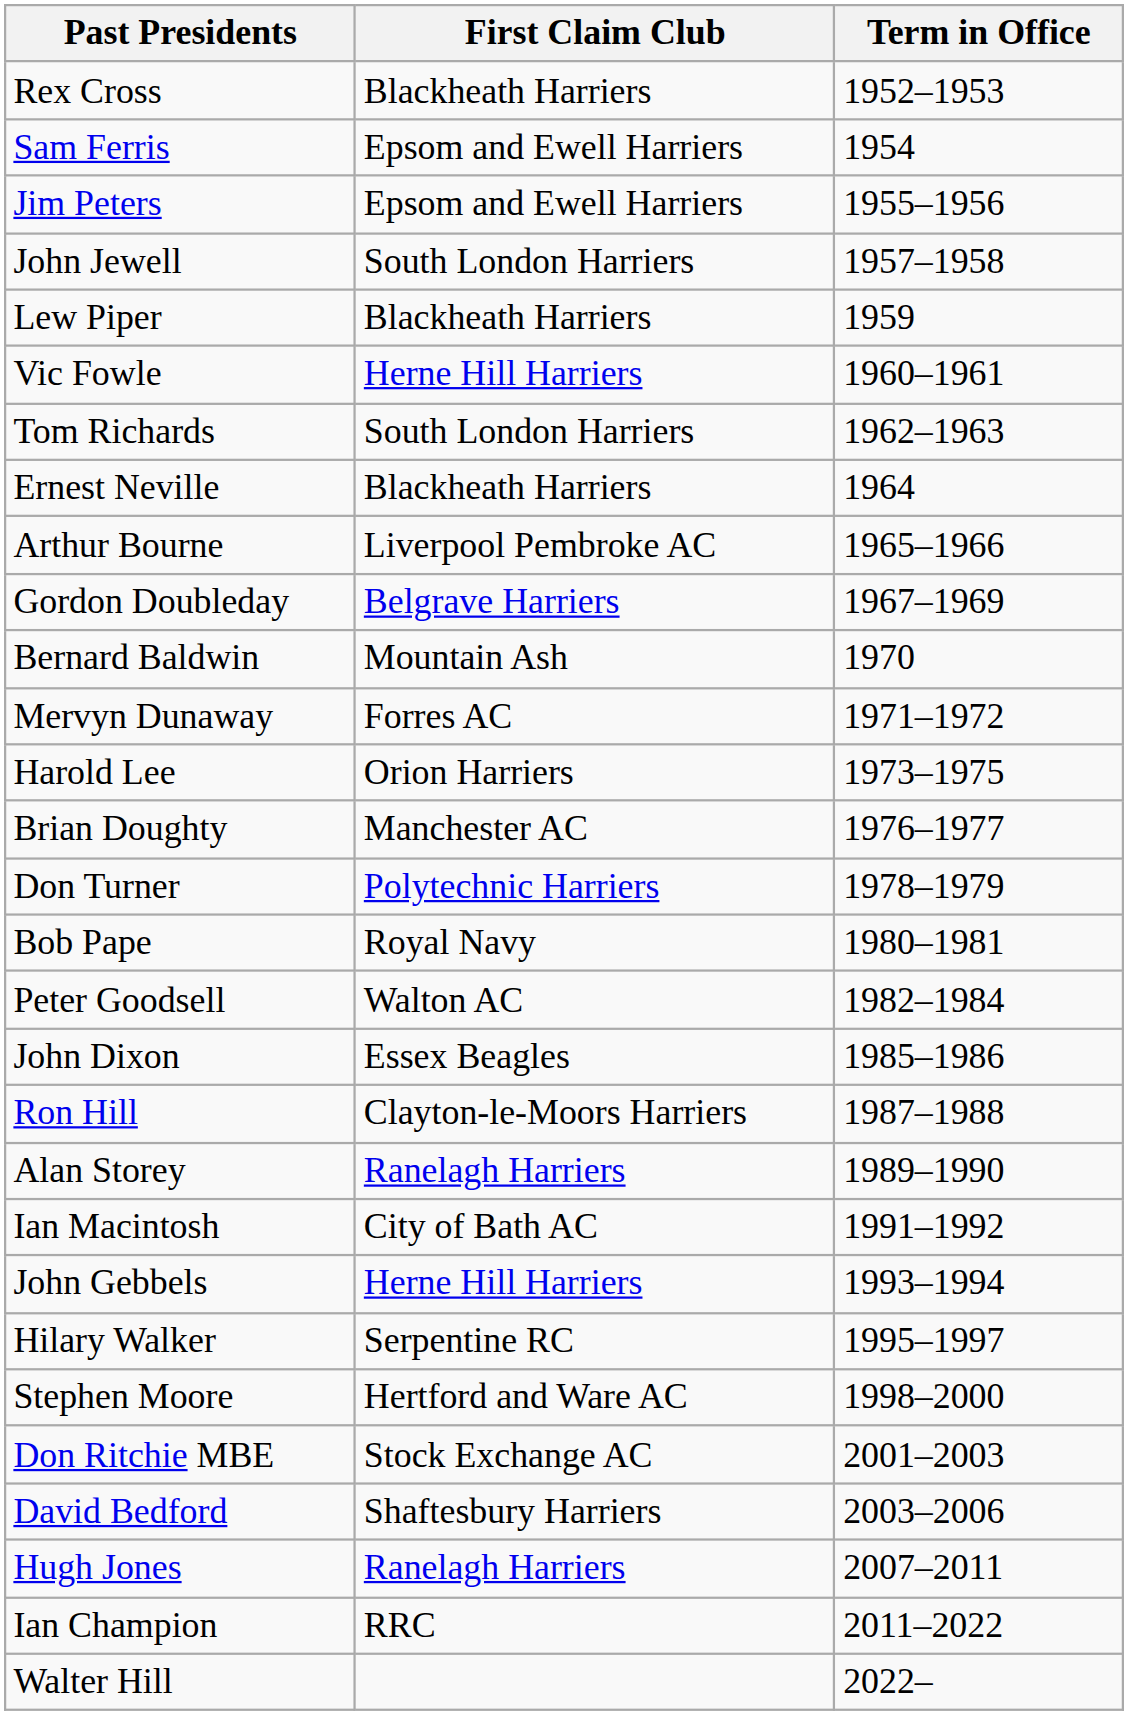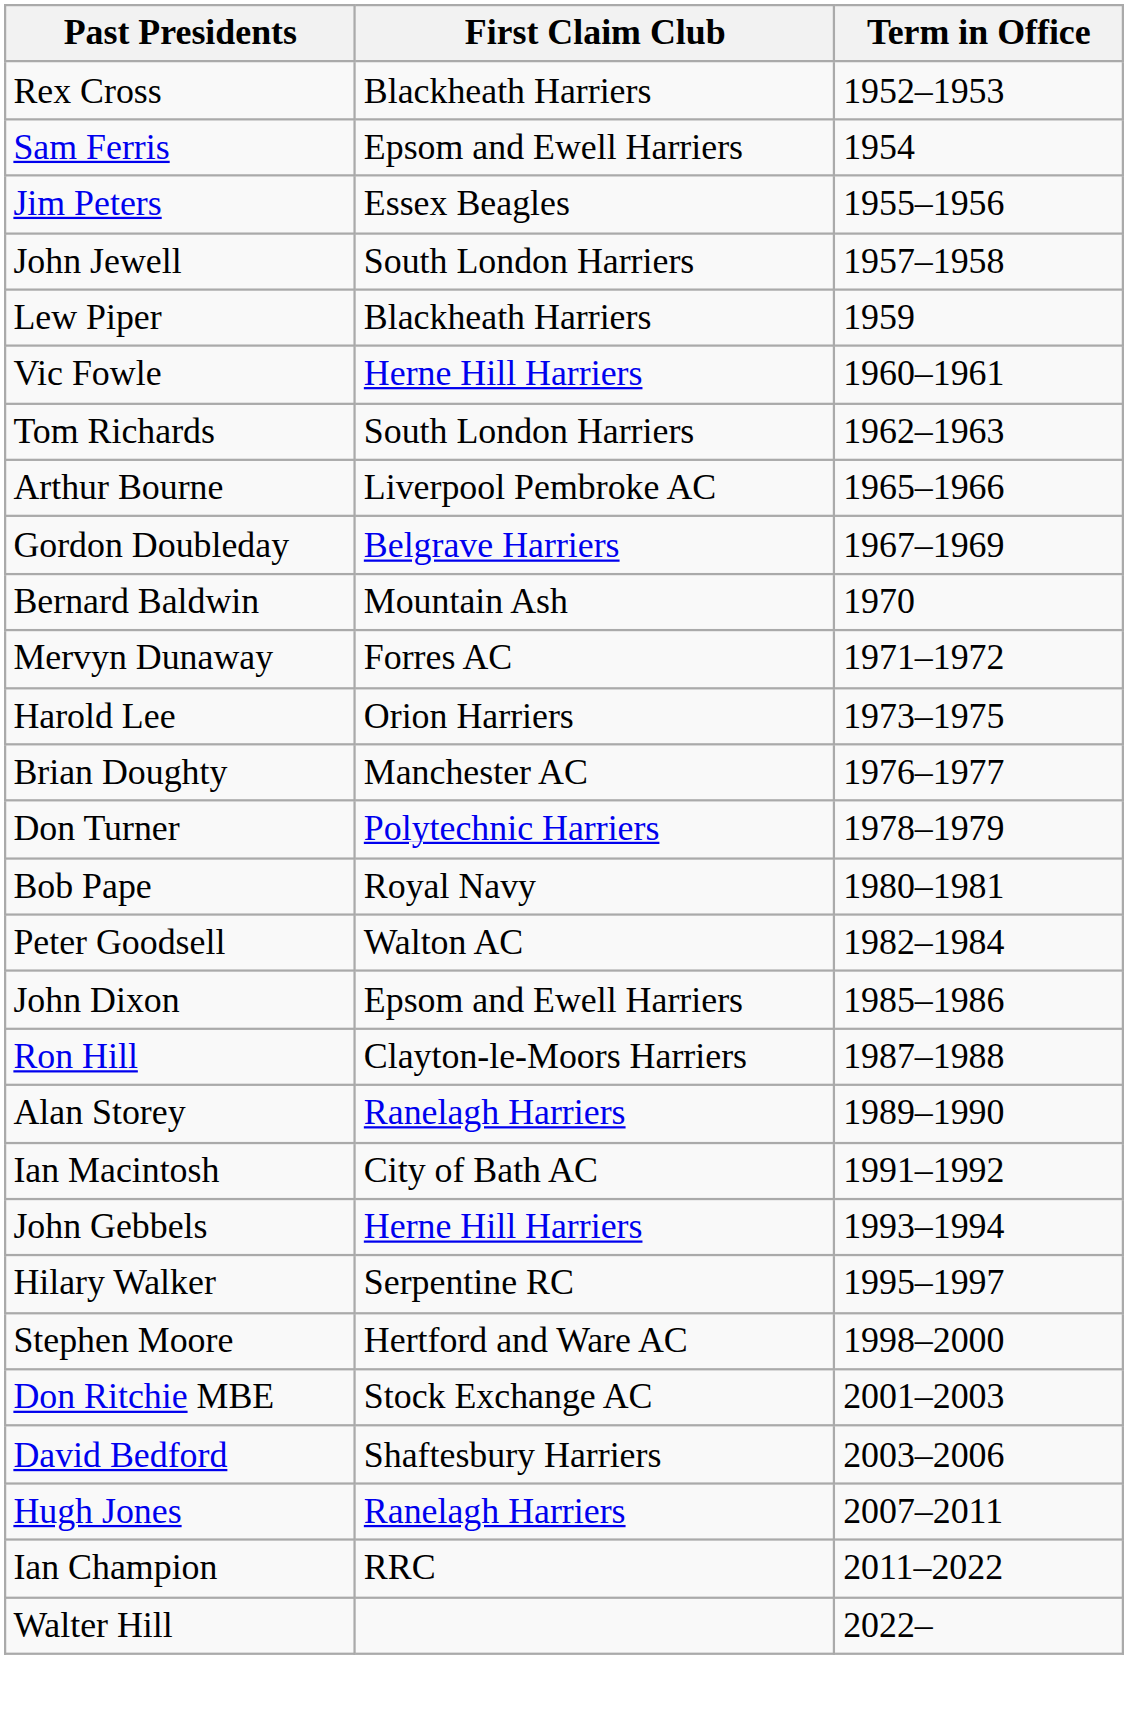(553, 203) Epsom and Ewell Harriers -> (467, 203) Essex Beagles
- row: (116, 487)
(467, 1056) Essex Beagles -> (553, 999) Epsom and Ewell Harriers
